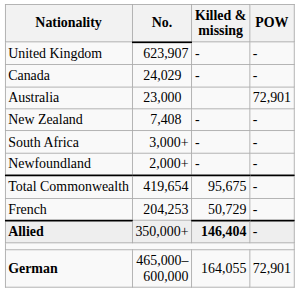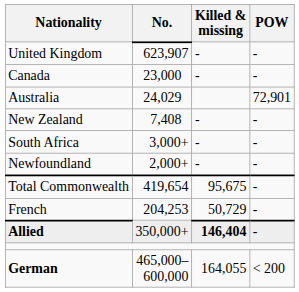(166, 75) 24,029 -> (166, 75) 23,000
(166, 97) 23,000 -> (166, 97) 24,029
(272, 268) 72,901 -> (269, 268) < 200
